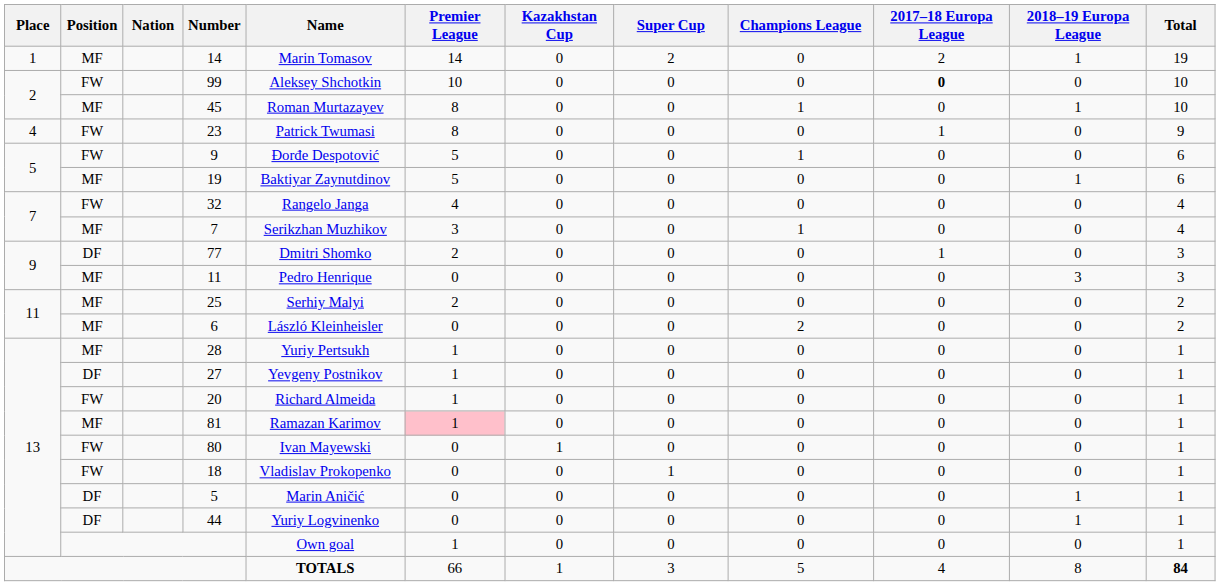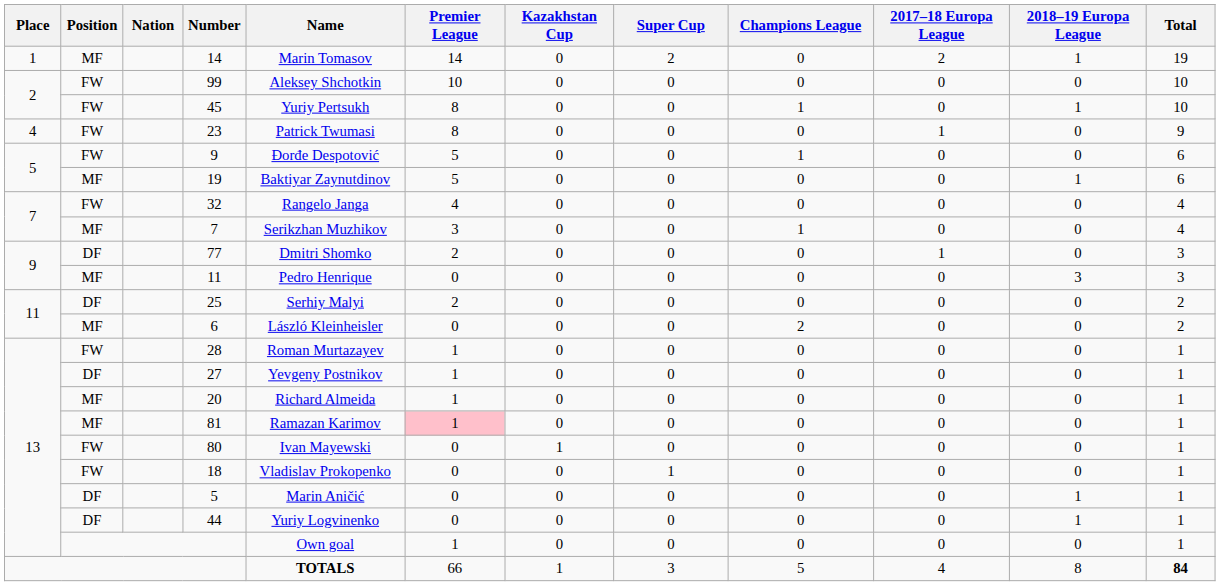(941, 82) bold -> (941, 82) normal
(92, 107) MF -> (92, 107) FW
(325, 107) Roman Murtazayev -> (325, 107) Yuriy Pertsukh
(92, 301) MF -> (92, 301) DF
(92, 350) MF -> (92, 350) FW
(325, 350) Yuriy Pertsukh -> (325, 350) Roman Murtazayev
(92, 398) FW -> (92, 398) MF
